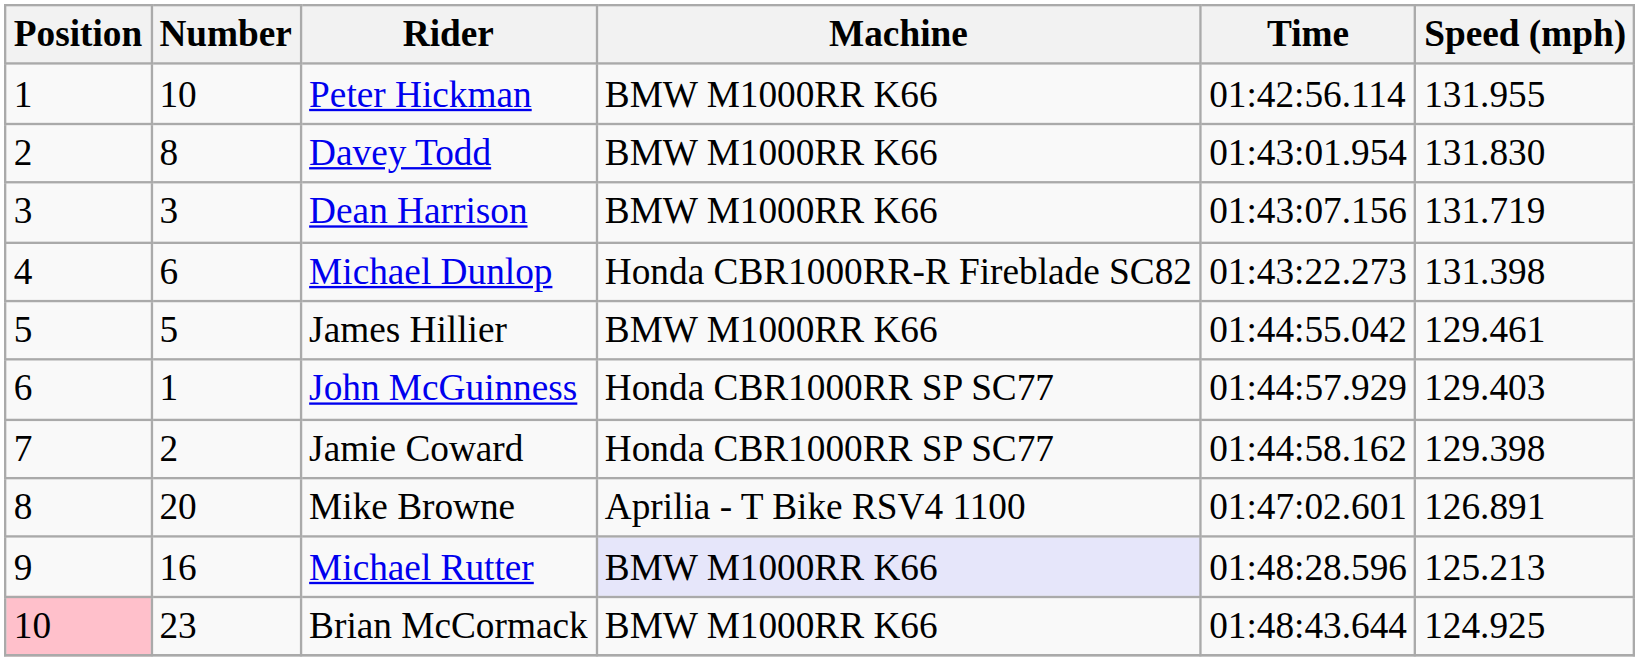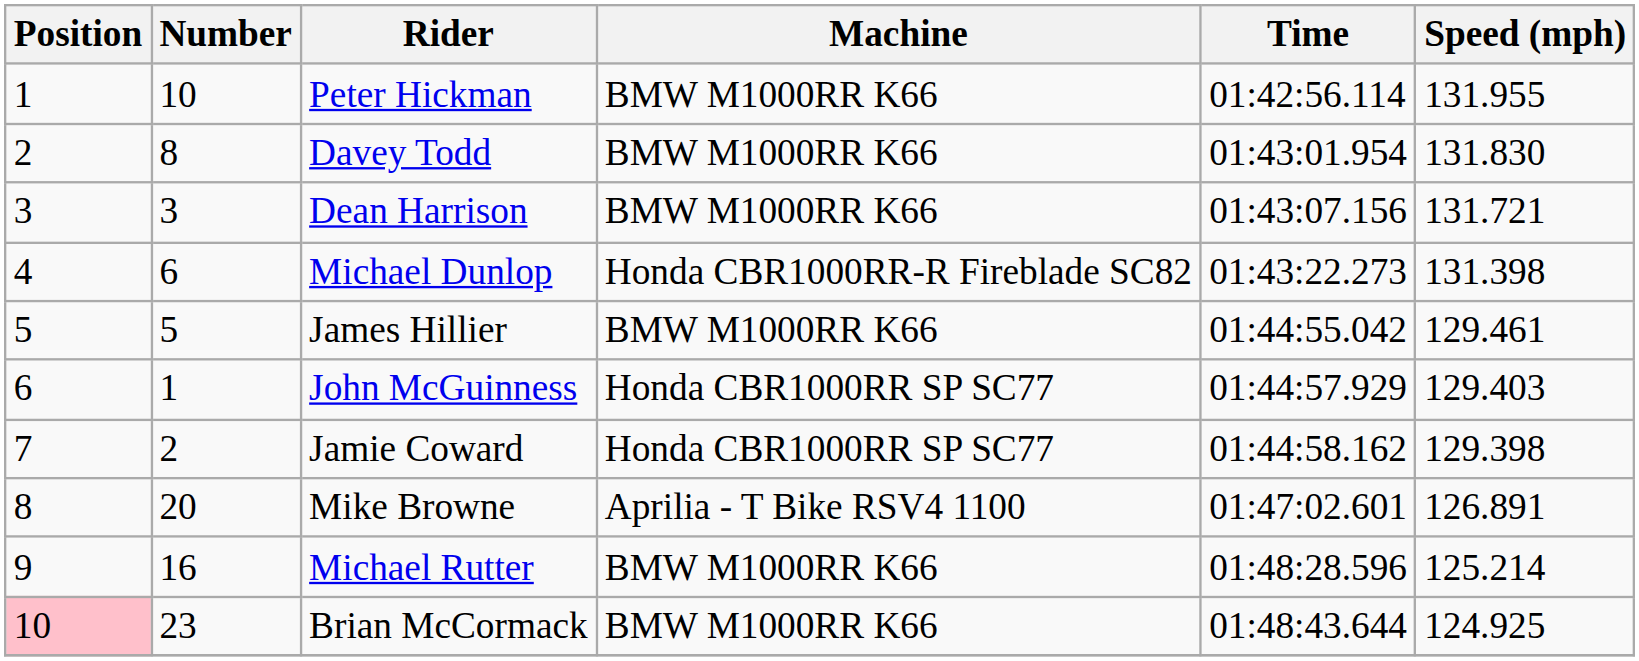(1485, 211) 131.719 -> (1485, 211) 131.721
(771, 566) lavender background -> (771, 566) no background
(1485, 566) 125.213 -> (1485, 566) 125.214
